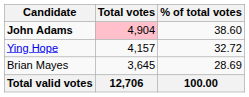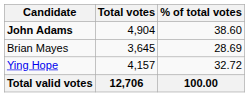(141, 30) pink background -> (141, 30) no background
rows swapped: (32, 48) <-> (38, 65)
